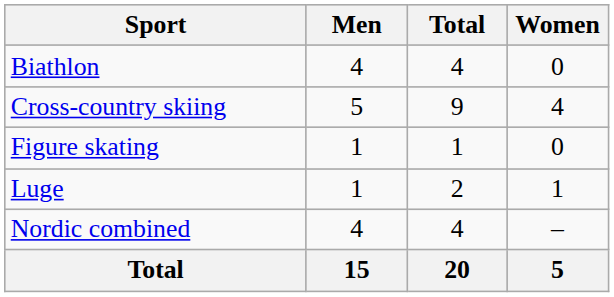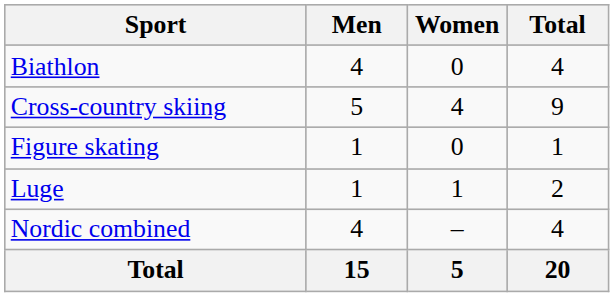columns swapped: (558, 24) <-> (457, 24)
